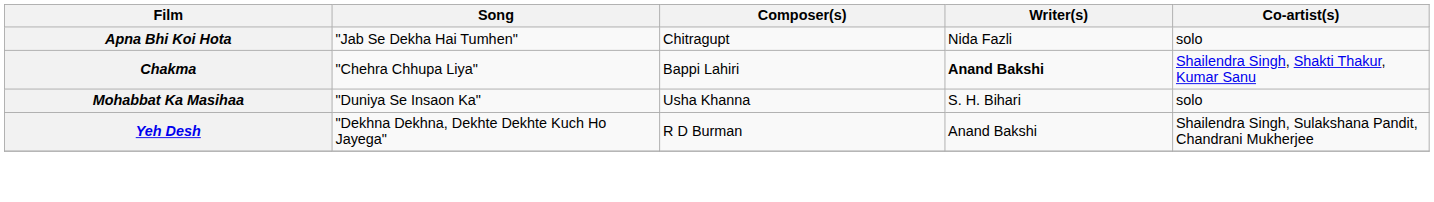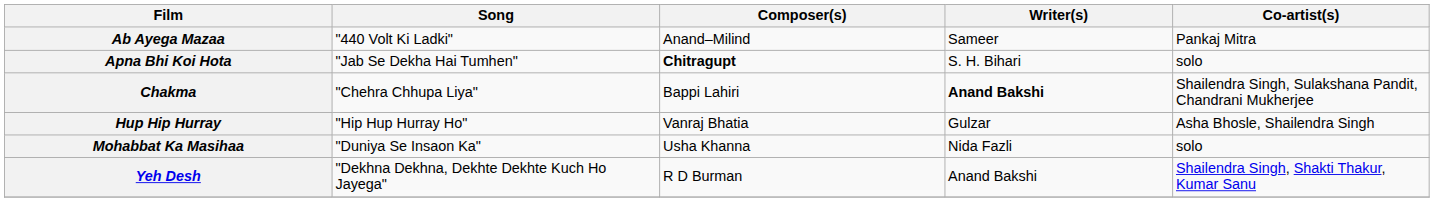+ row: (168, 38)
(696, 38) normal -> (700, 61) bold
(980, 38) Nida Fazli -> (984, 61) S. H. Bihari
(1281, 69) Shailendra Singh, Shakti Thakur, Kumar Sanu -> (1297, 92) Shailendra Singh, Sulakshana Pandit, Chandrani Mukherjee
+ row: (168, 123)
(984, 100) S. H. Bihari -> (980, 146) Nida Fazli
(1297, 131) Shailendra Singh, Sulakshana Pandit, Chandrani Mukherjee -> (1281, 177) Shailendra Singh, Shakti Thakur, Kumar Sanu
